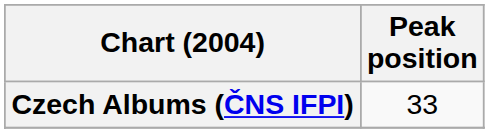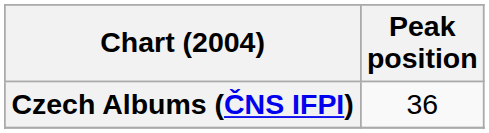(422, 104) 33 -> (422, 104) 36
